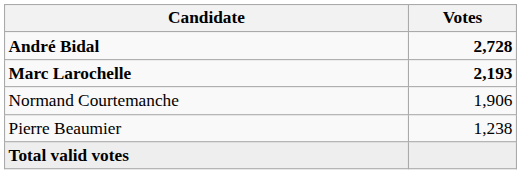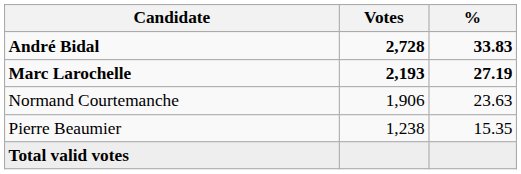+ column: (473, 18)
